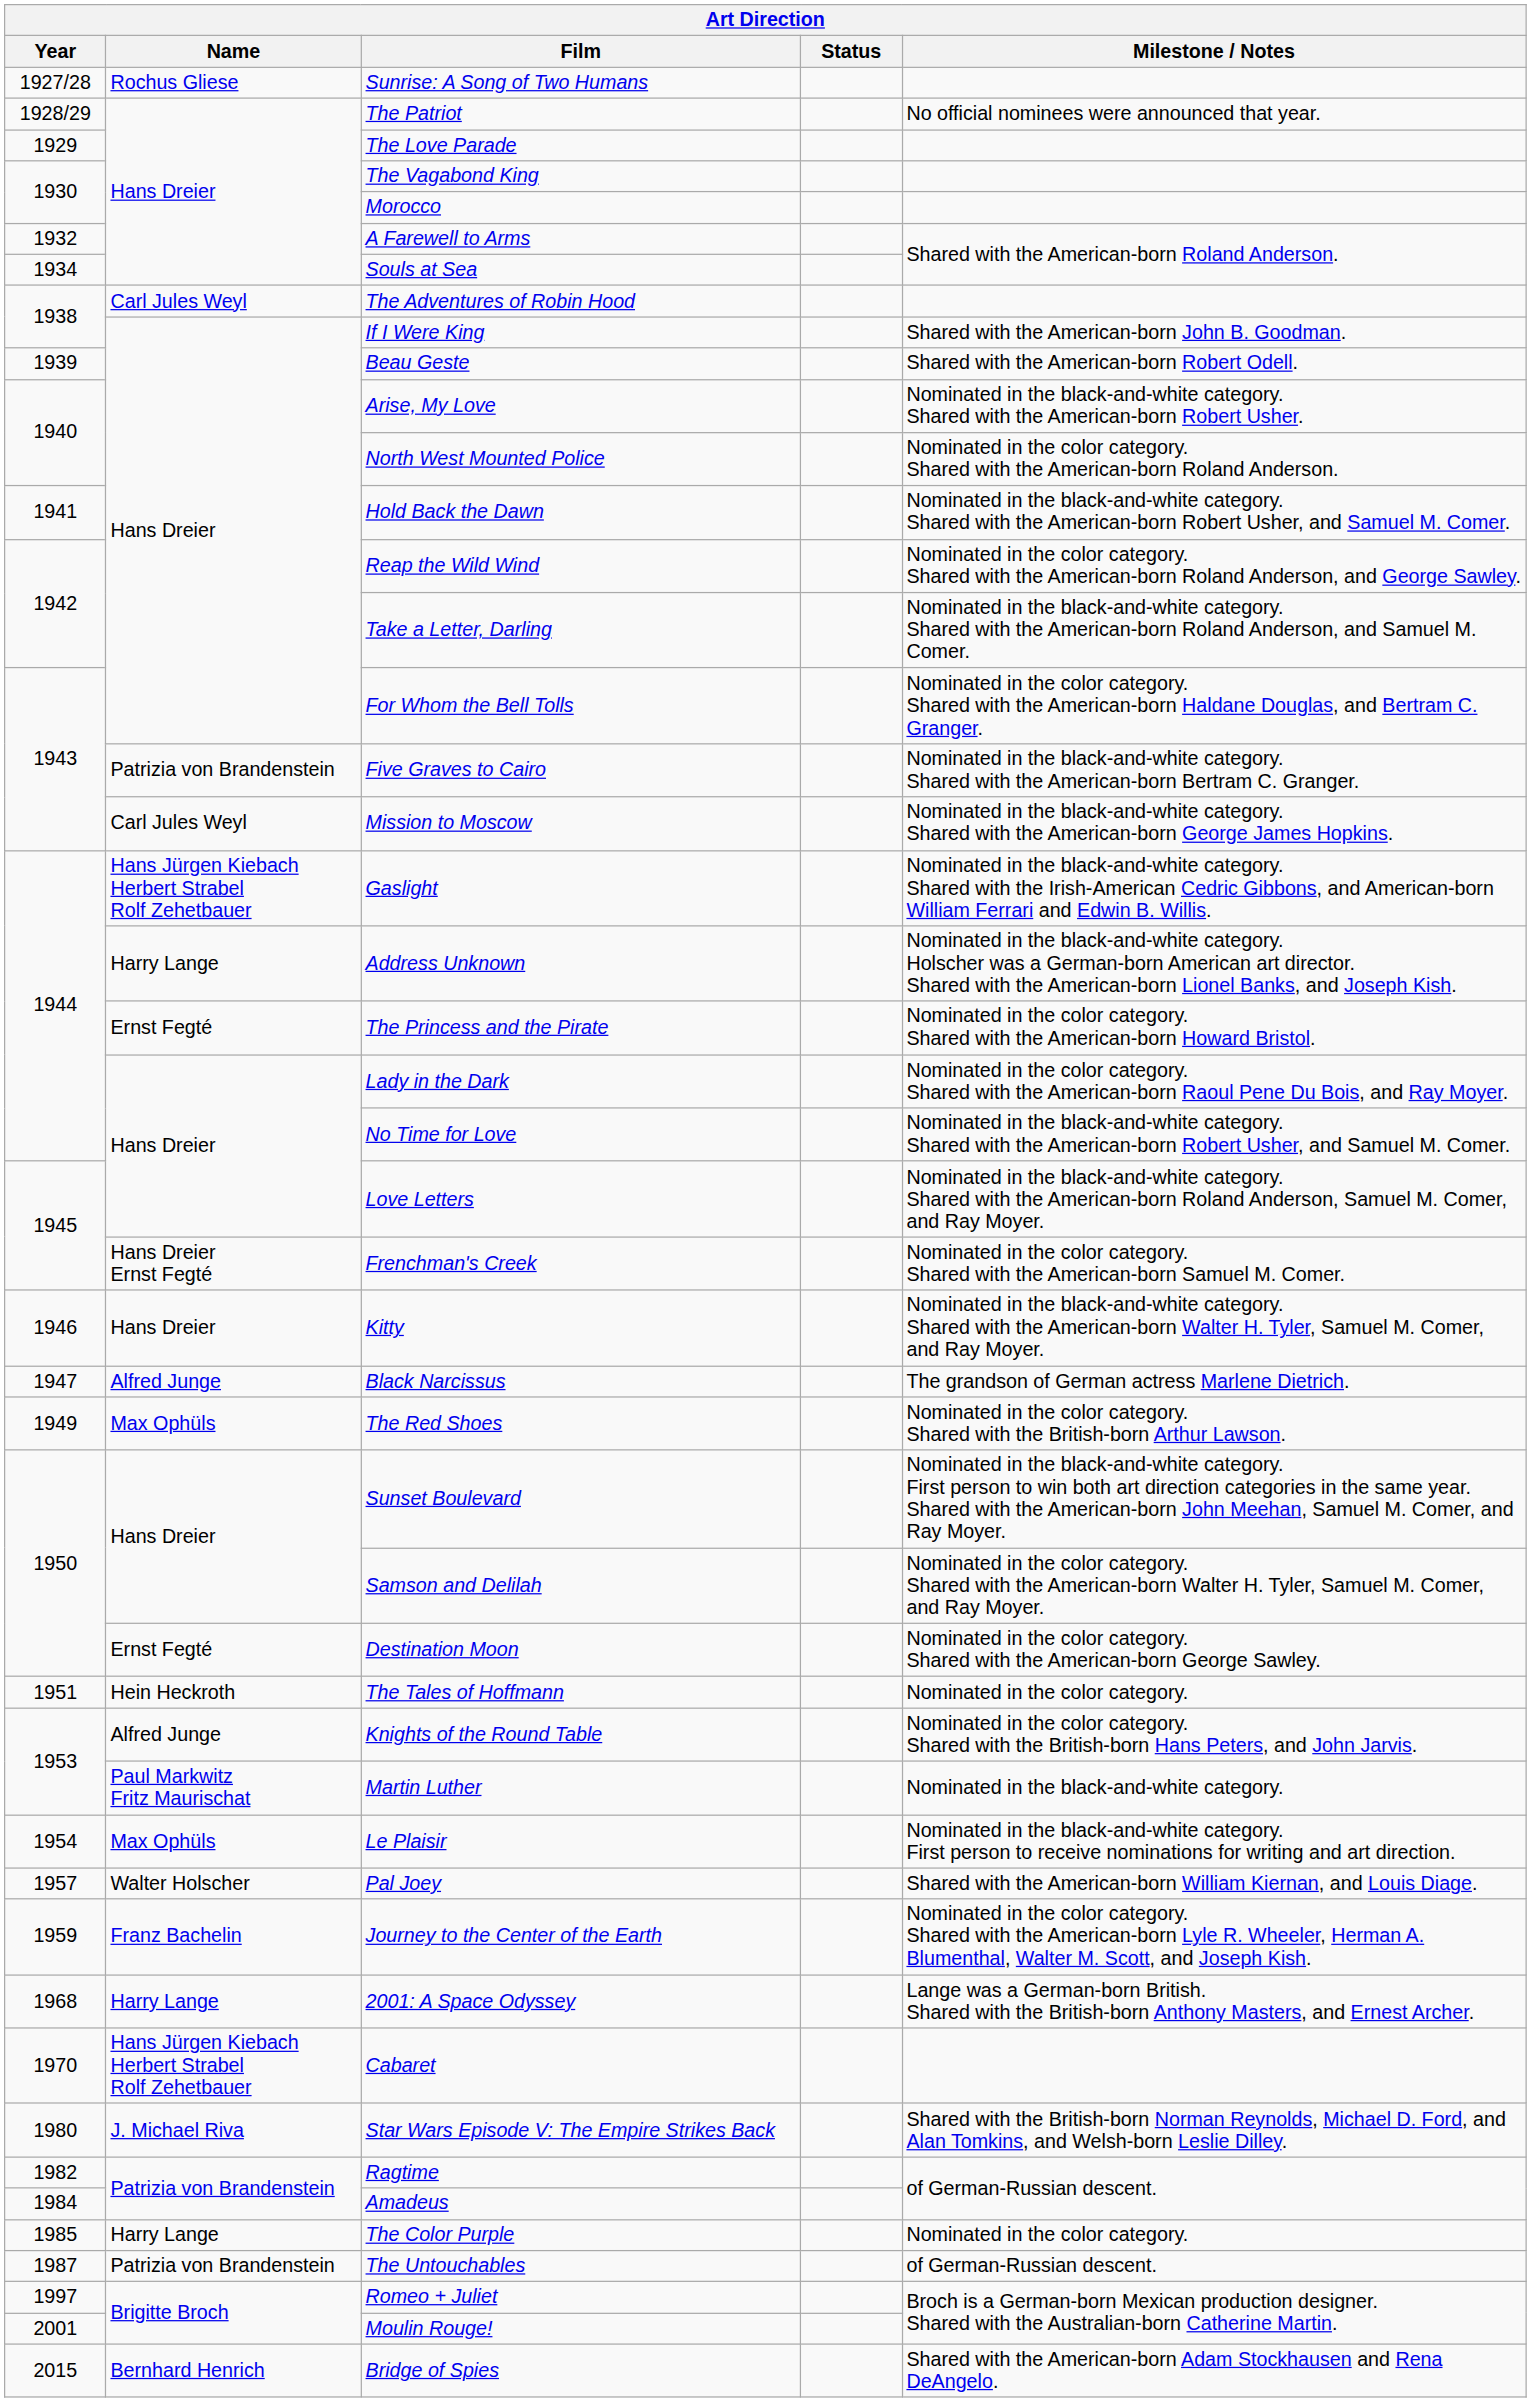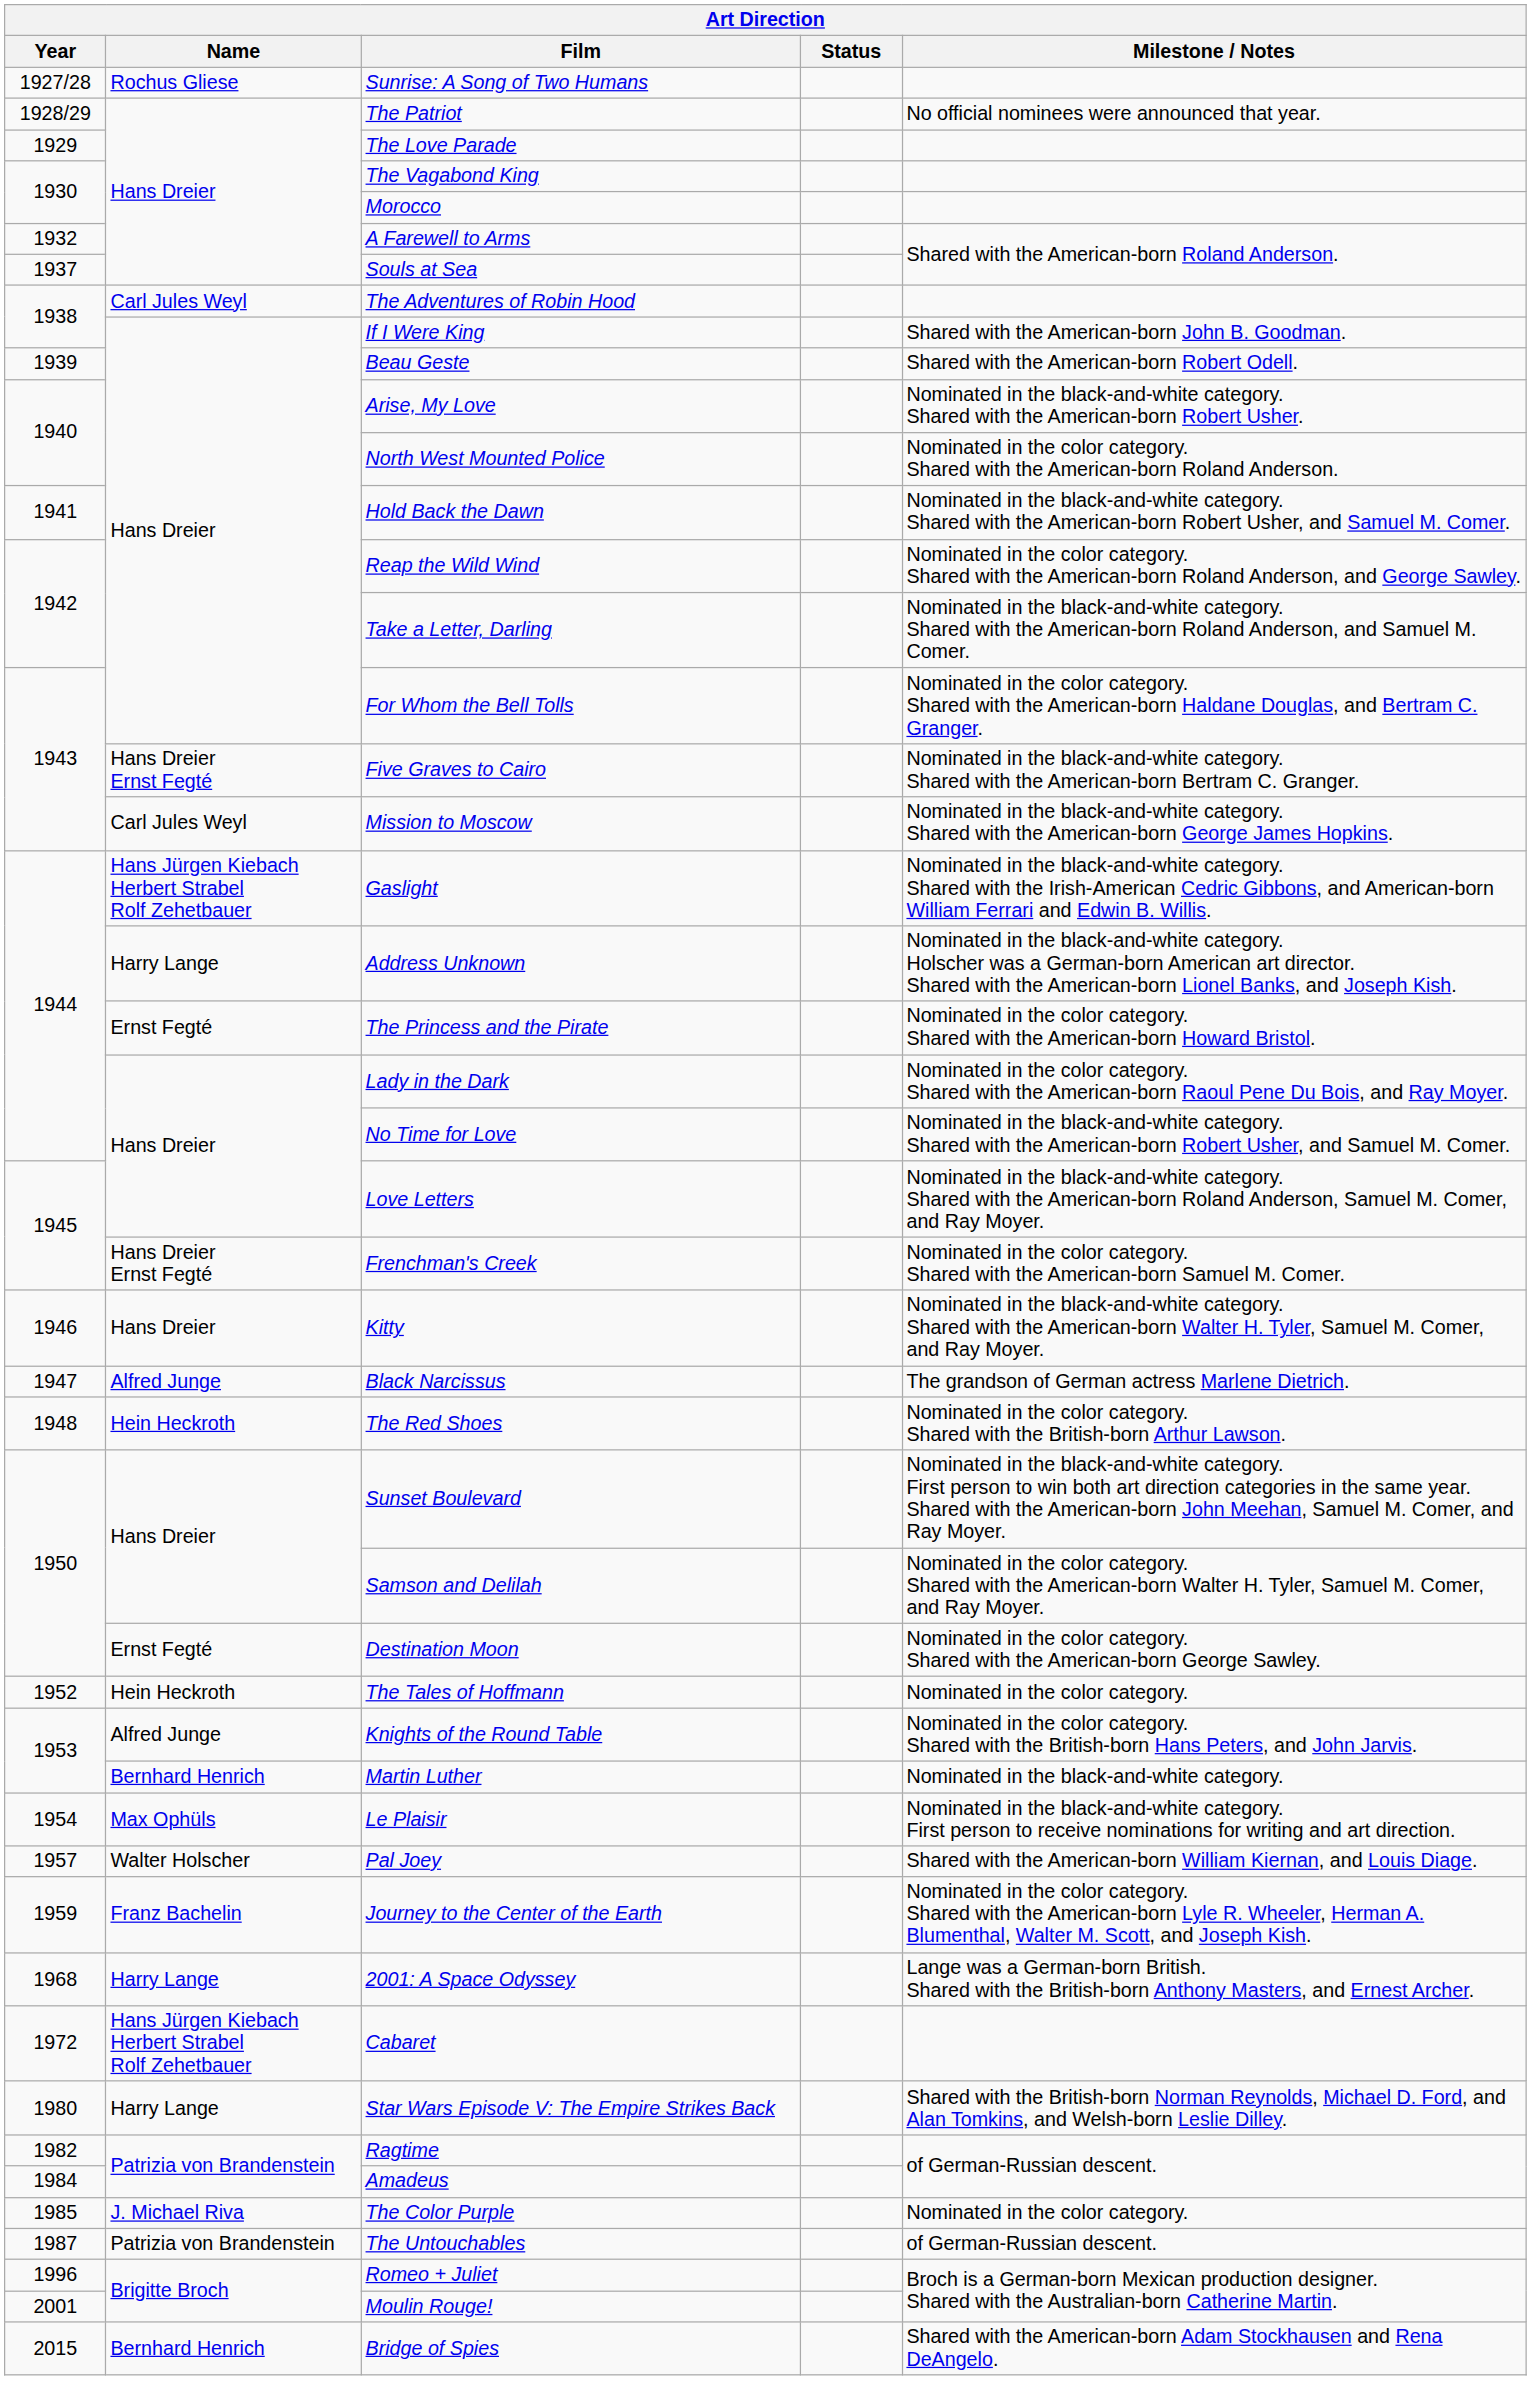(55, 269) 1934 -> (55, 269) 1937
(223, 770) Patrizia von Brandenstein -> (163, 770) Hans Dreier Ernst Fegté
(55, 1423) 1949 -> (55, 1423) 1948
(163, 1423) Max Ophüls -> (173, 1423) Hein Heckroth
(55, 1692) 1951 -> (55, 1692) 1952
(180, 1787) Paul Markwitz Fritz Maurischat -> (188, 1776) Bernhard Henrich
(55, 2065) 1970 -> (55, 2043) 1972
(177, 2130) J. Michael Riva -> (165, 2107) Harry Lange
(165, 2234) Harry Lange -> (177, 2212) J. Michael Riva
(55, 2297) 1997 -> (55, 2275) 1996
